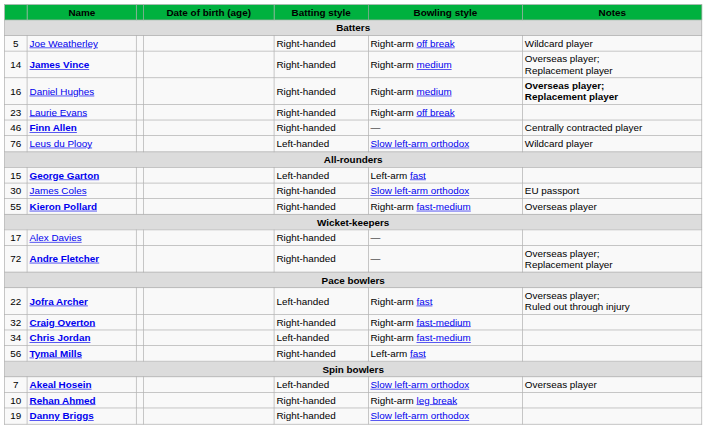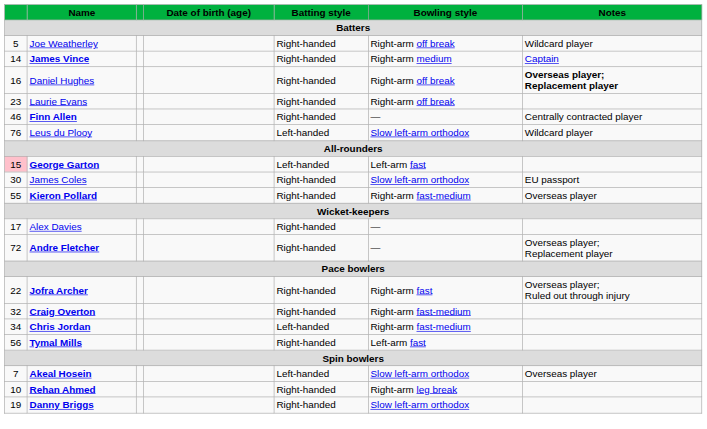(569, 65) Overseas player; Replacement player -> (542, 59) Captain
(411, 91) Right-arm medium -> (413, 80) Right-arm off break
(16, 175) no background -> (16, 164) pink background
(303, 301) Left-handed -> (306, 290) Right-handed
